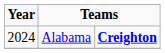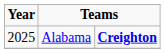(21, 37) 2024 -> (21, 37) 2025
